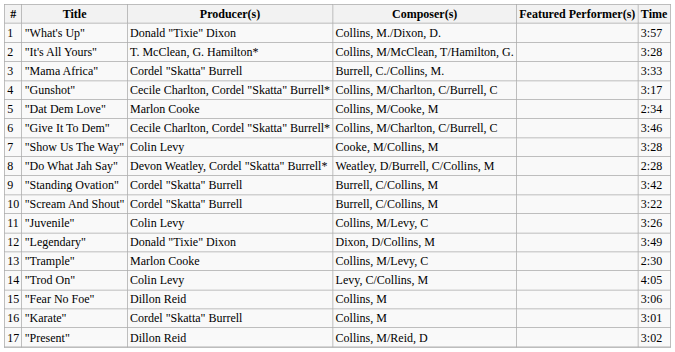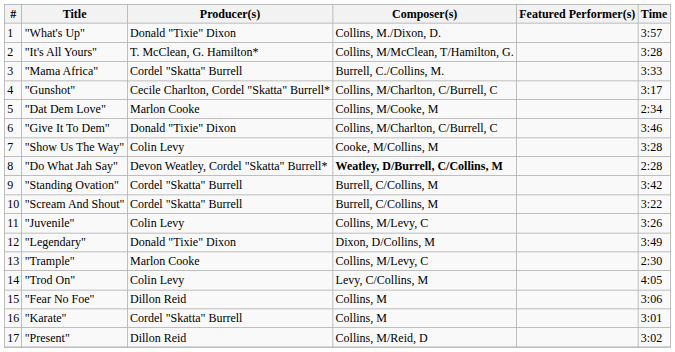(230, 128) Cecile Charlton, Cordel "Skatta" Burrell* -> (183, 128) Donald "Tixie" Dixon
(415, 166) normal -> (419, 166) bold
